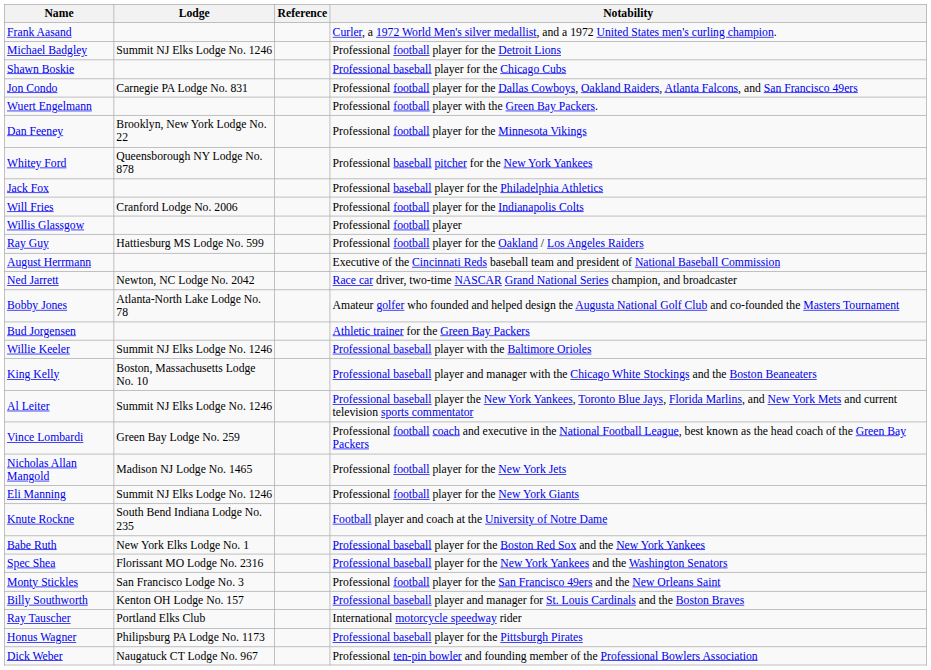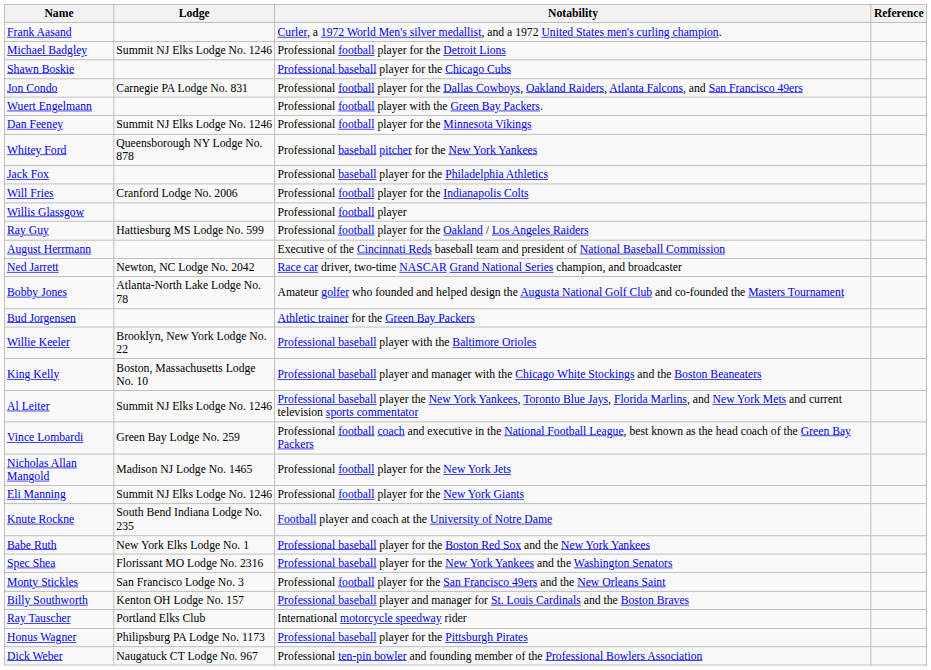columns swapped: (628, 13) <-> (302, 13)
(191, 131) Brooklyn, New York Lodge No. 22 -> (194, 124) Summit NJ Elks Lodge No. 1246
(194, 349) Summit NJ Elks Lodge No. 1246 -> (191, 342) Brooklyn, New York Lodge No. 22
